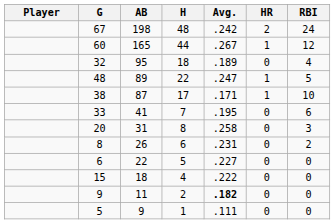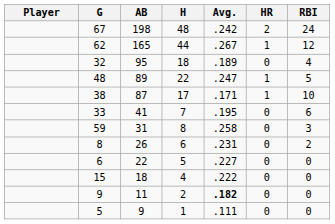(100, 46) 60 -> (100, 46) 62
(100, 128) 20 -> (100, 128) 59
